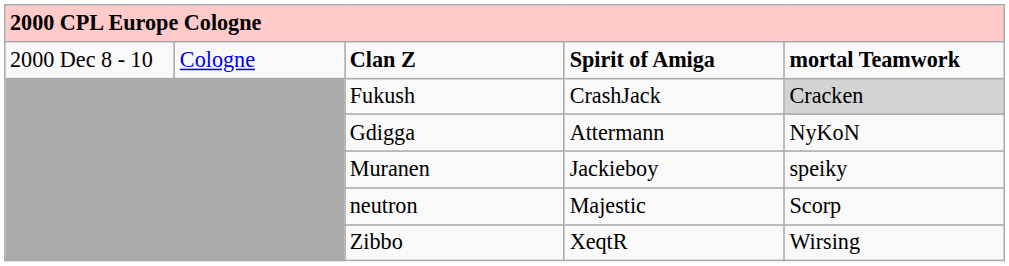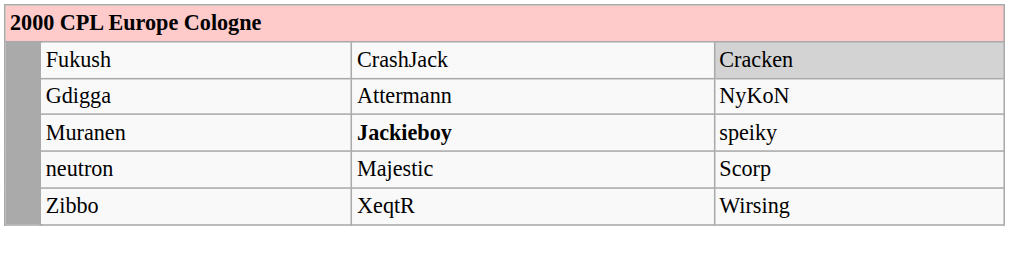- row: (383, 59)
(614, 169) normal -> (404, 132) bold
